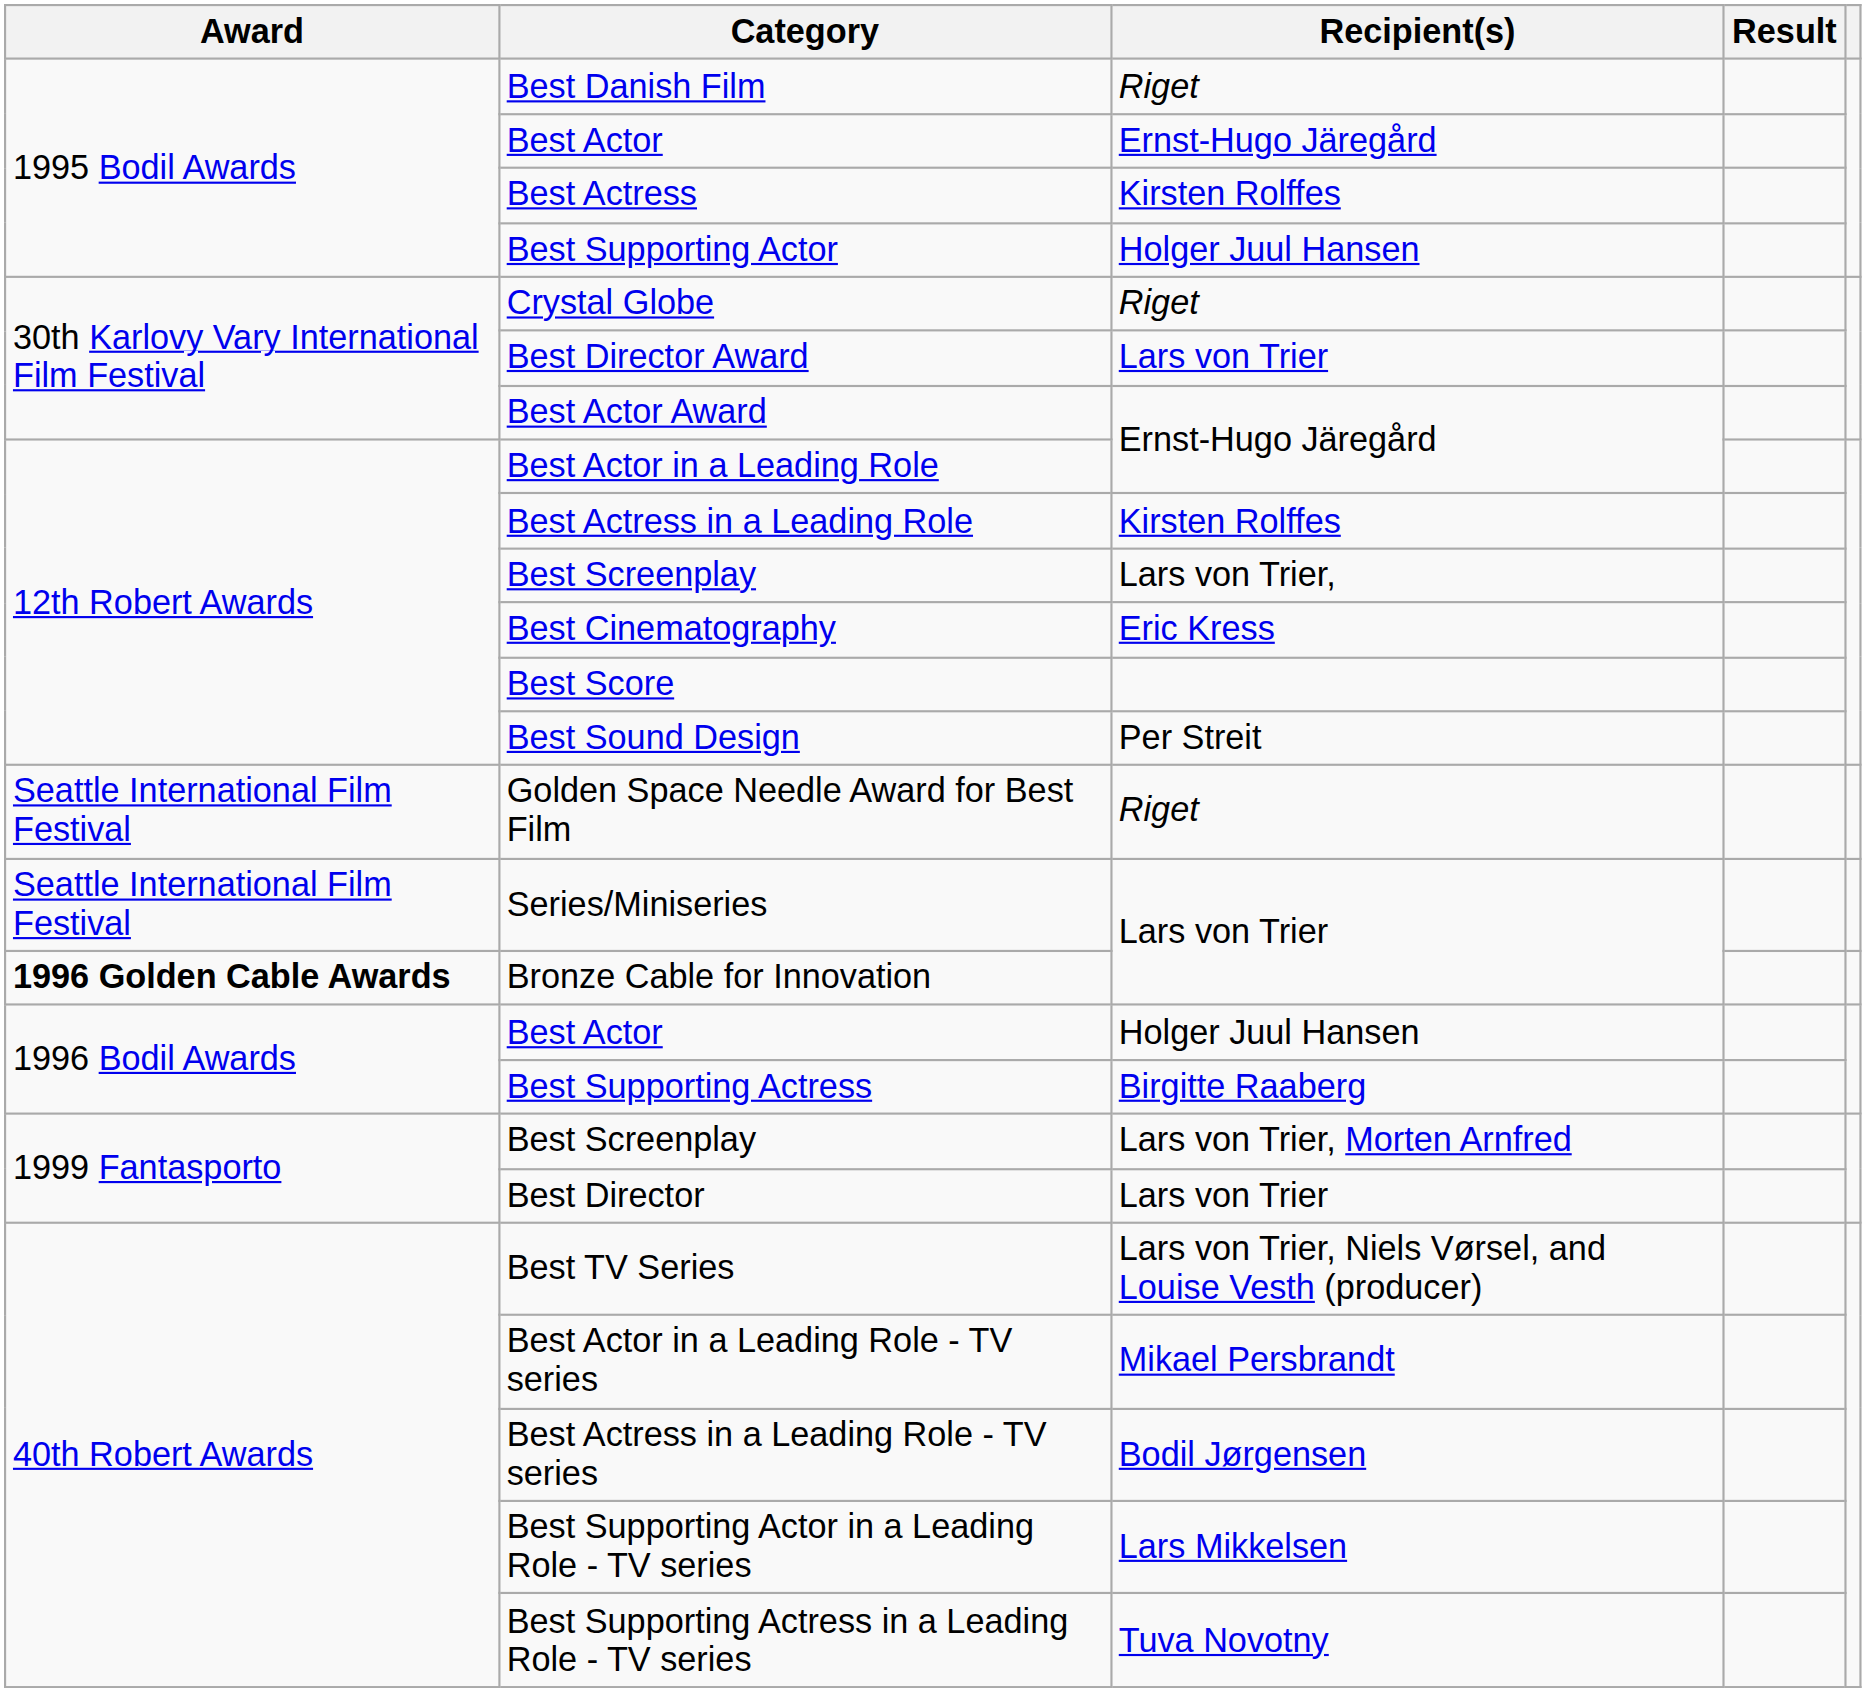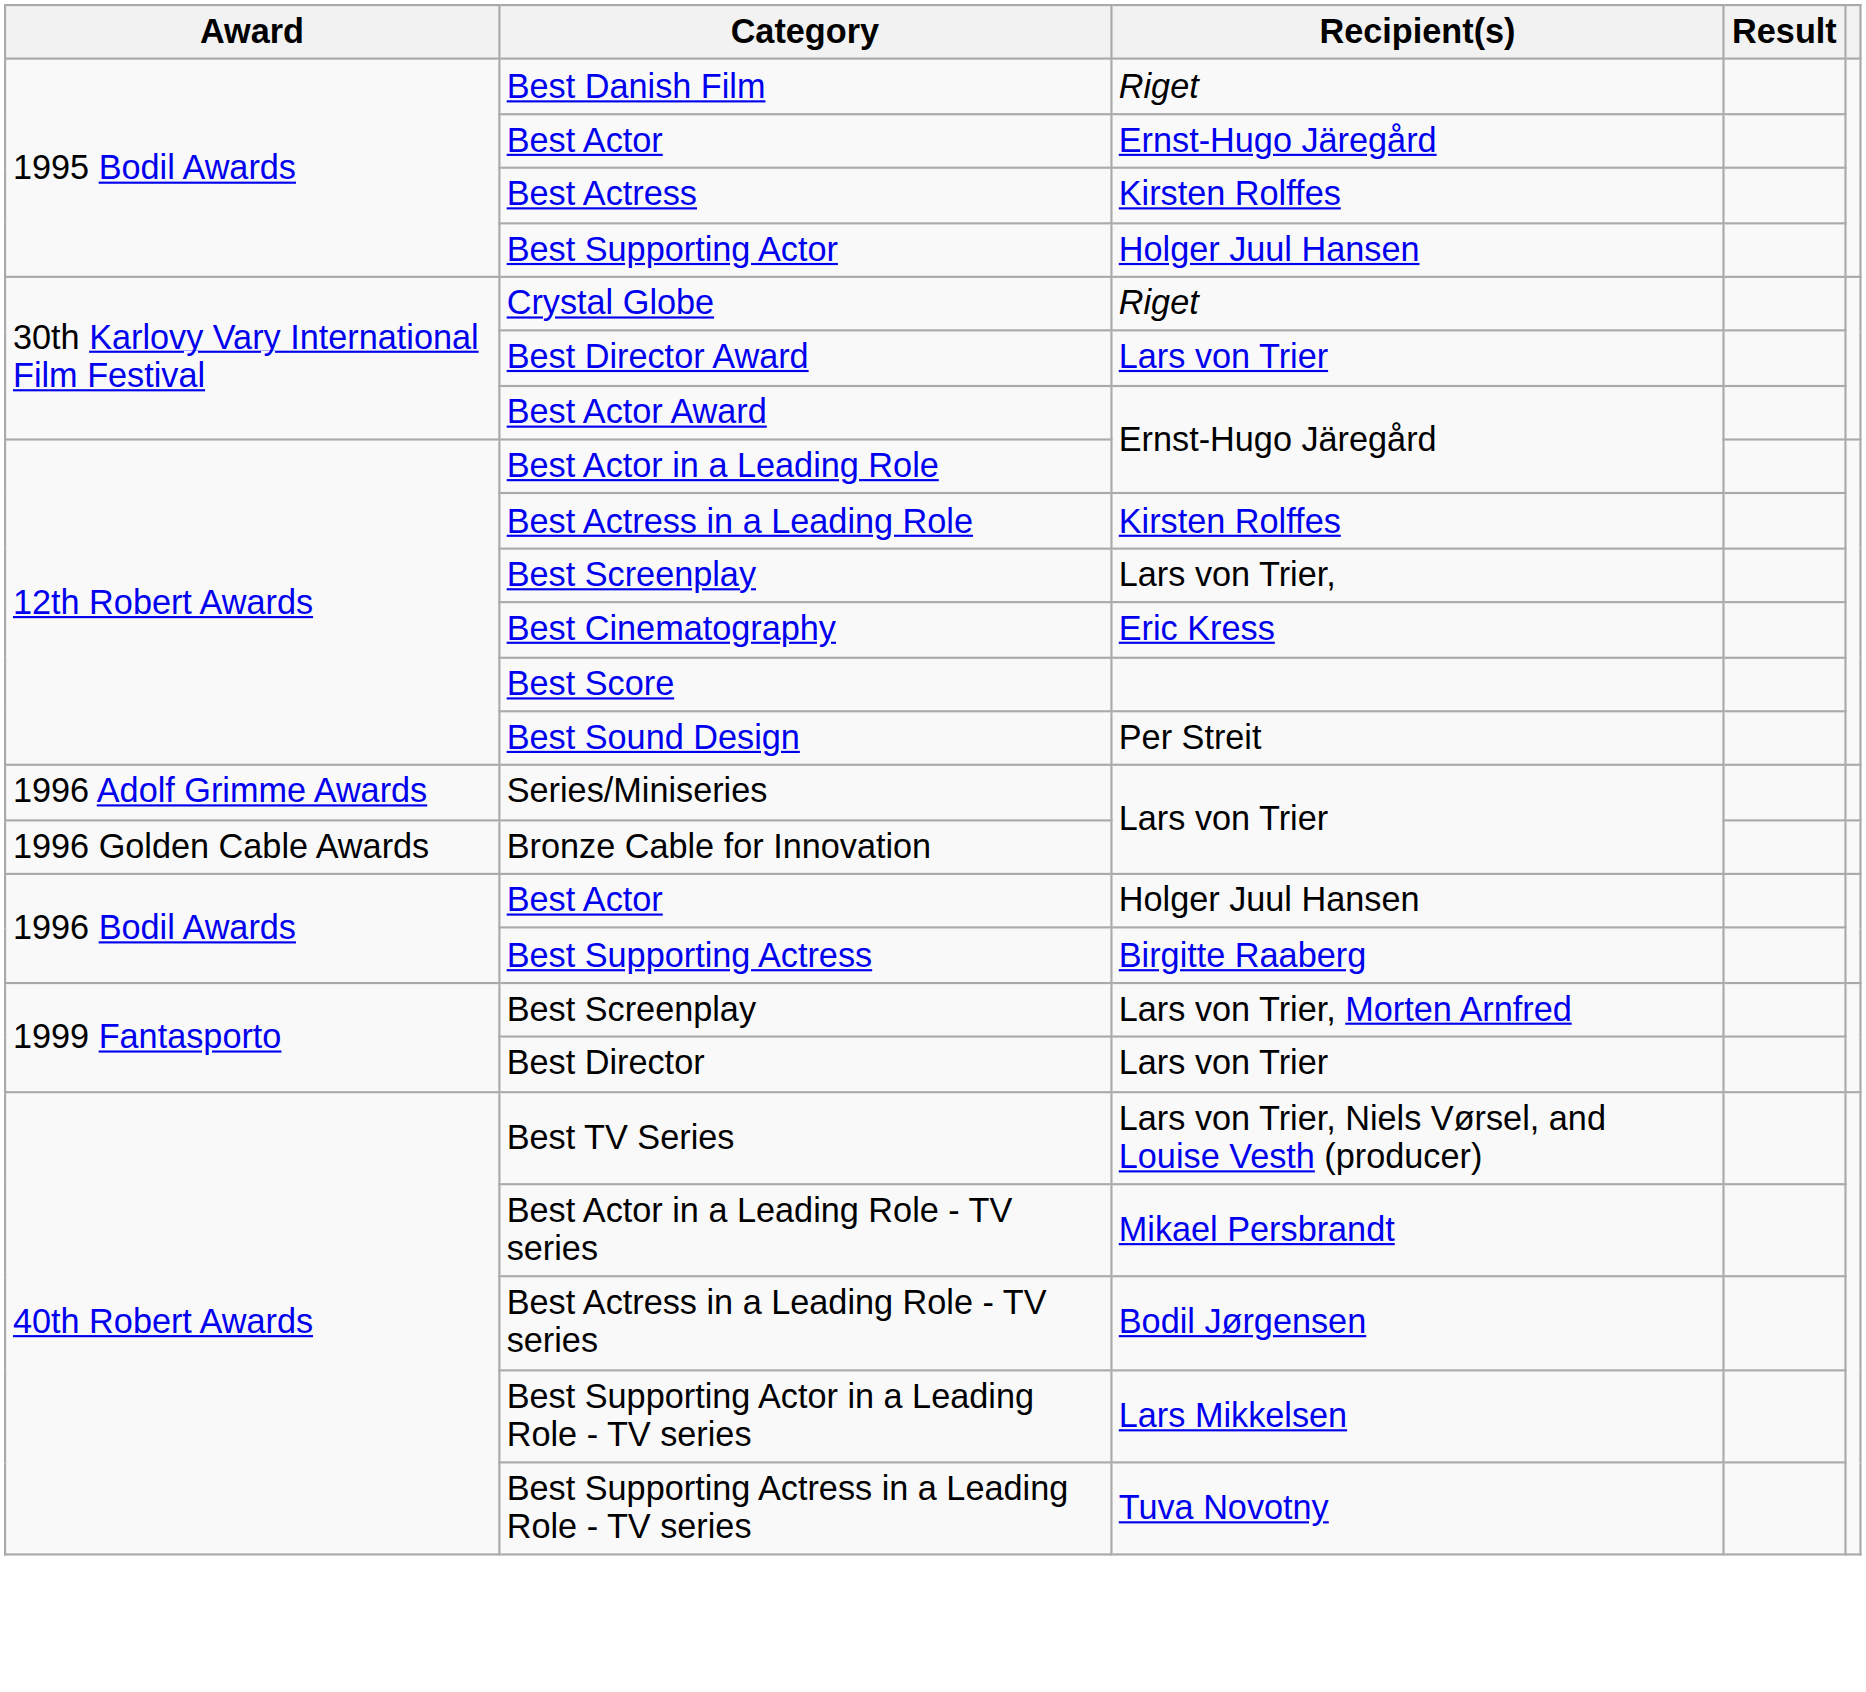- row: (790, 811)
(202, 903) Seattle International Film Festival -> (220, 791) 1996 Adolf Grimme Awards
(232, 977) bold -> (221, 846) normal
